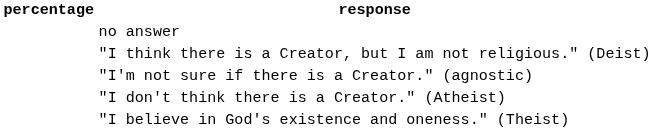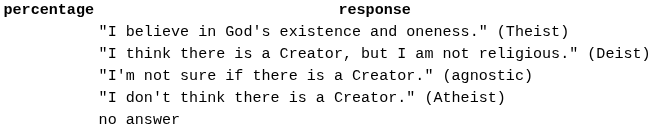rows swapped: (334, 120) <-> (139, 32)
